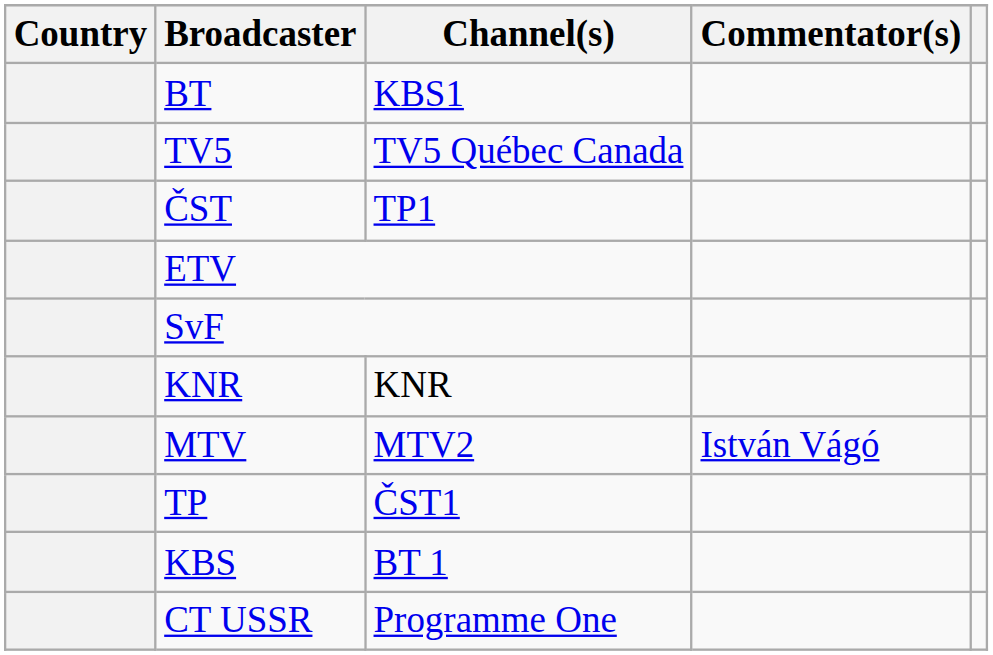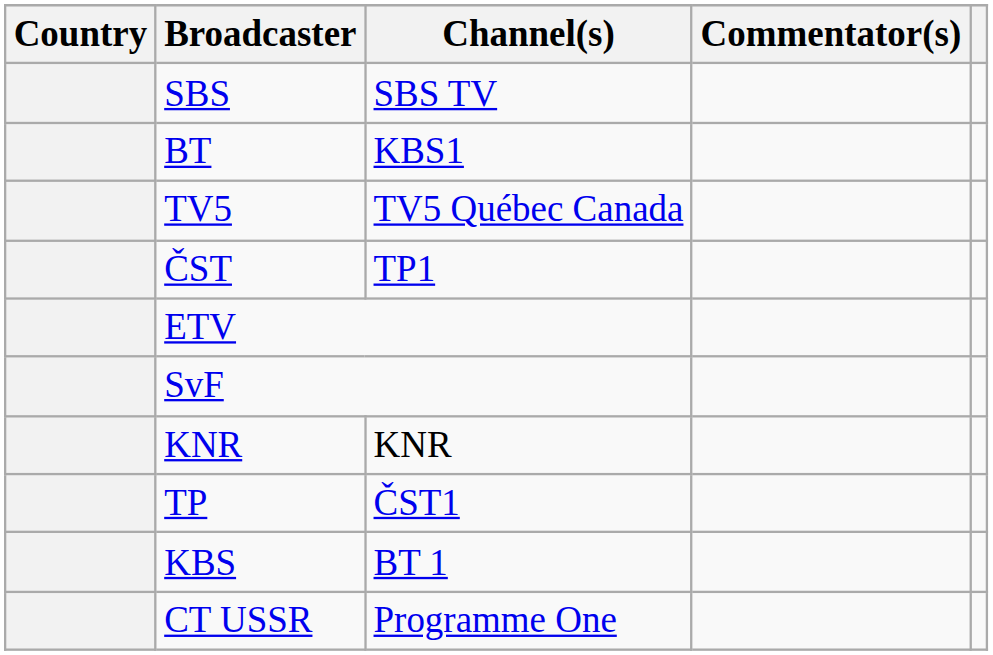+ row: (197, 92)
- row: (205, 444)
